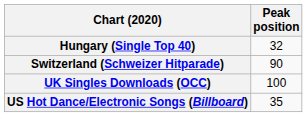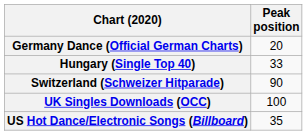+ row: (127, 45)
(276, 45) 32 -> (276, 64) 33
